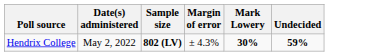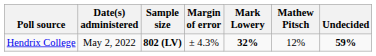+ column: (296, 19)
(248, 42) 30% -> (248, 42) 32%
